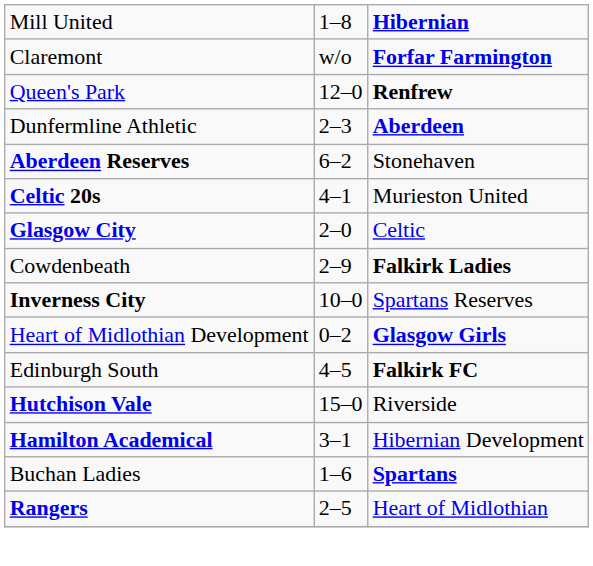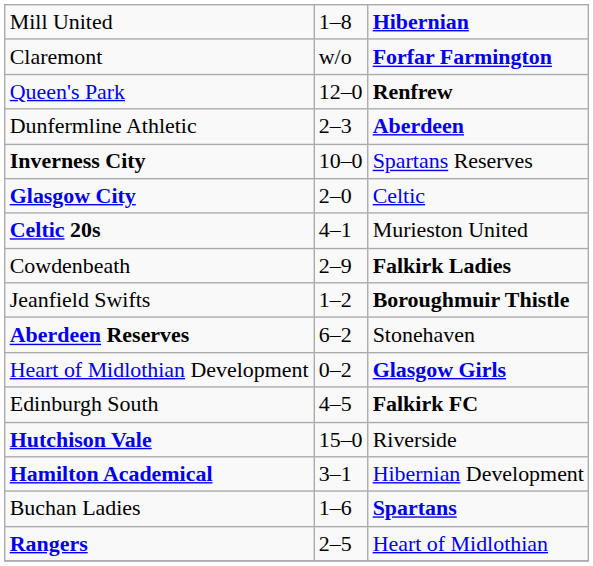rows swapped: (78, 299) <-> (100, 160)
rows swapped: (73, 230) <-> (55, 195)
+ row: (80, 299)
